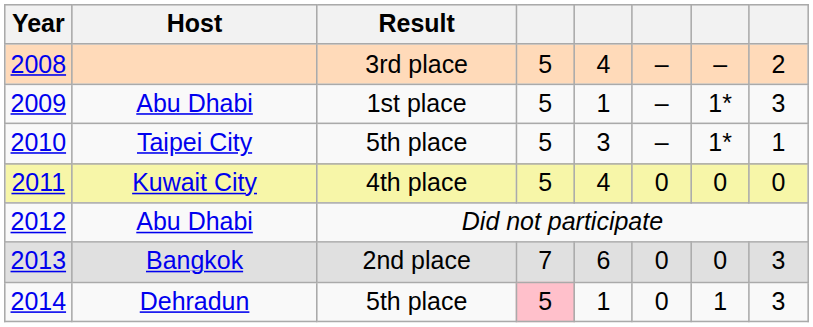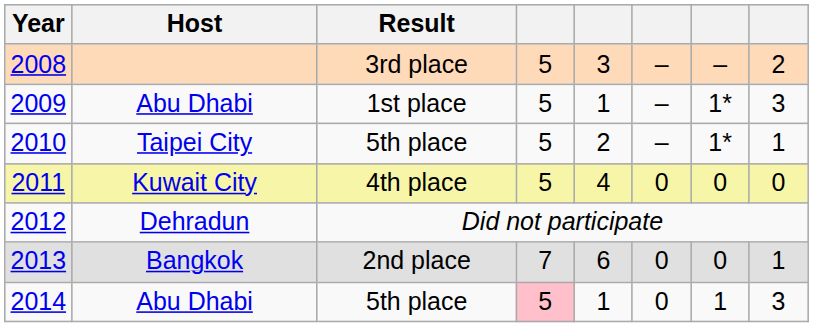(603, 63) 4 -> (603, 63) 3
(603, 143) 3 -> (603, 143) 2
(195, 222) Abu Dhabi -> (195, 222) Dehradun
(778, 261) 3 -> (778, 261) 1
(195, 301) Dehradun -> (195, 301) Abu Dhabi
